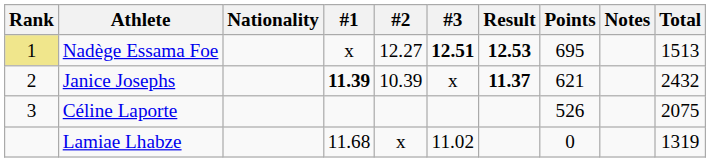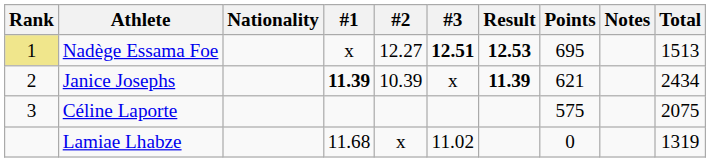(509, 80) 11.37 -> (509, 80) 11.39
(680, 80) 2432 -> (680, 80) 2434
(570, 111) 526 -> (570, 111) 575
